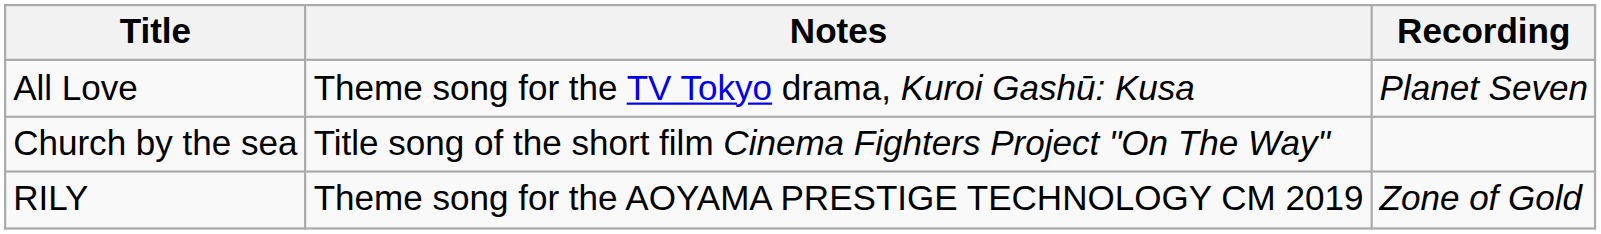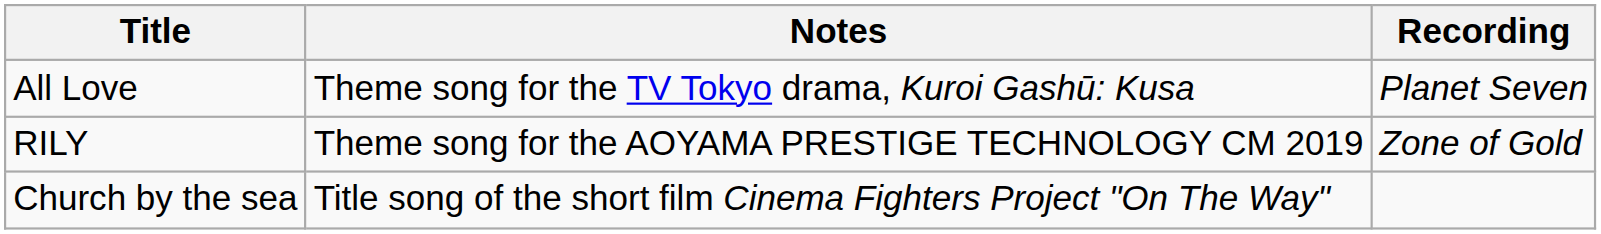rows swapped: (51, 198) <-> (155, 143)
